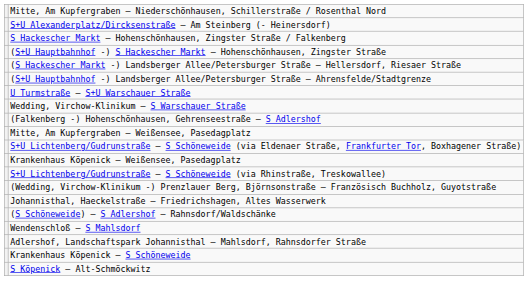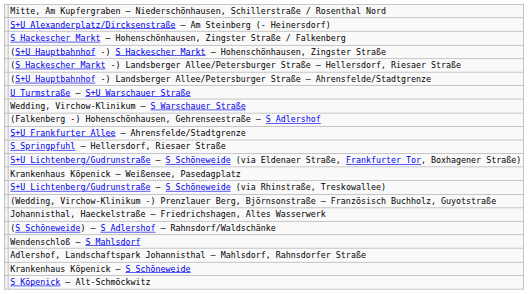- row: (130, 133)
+ row: (128, 133)
+ row: (118, 147)
